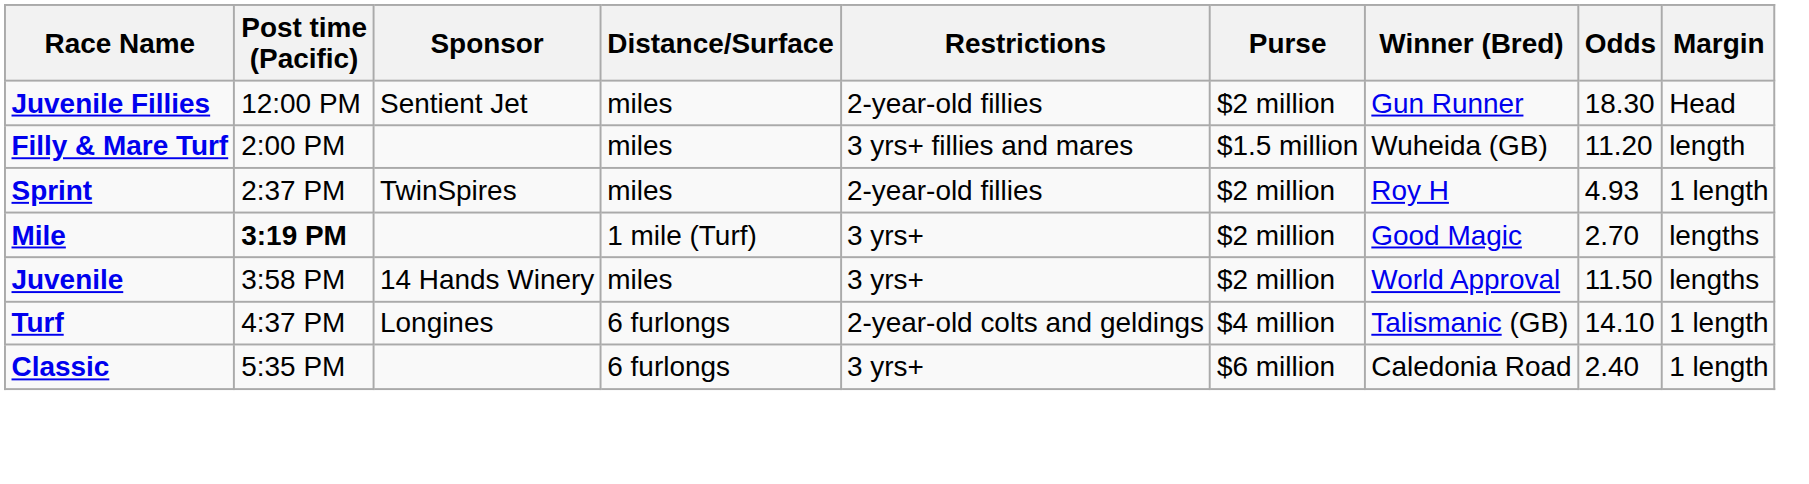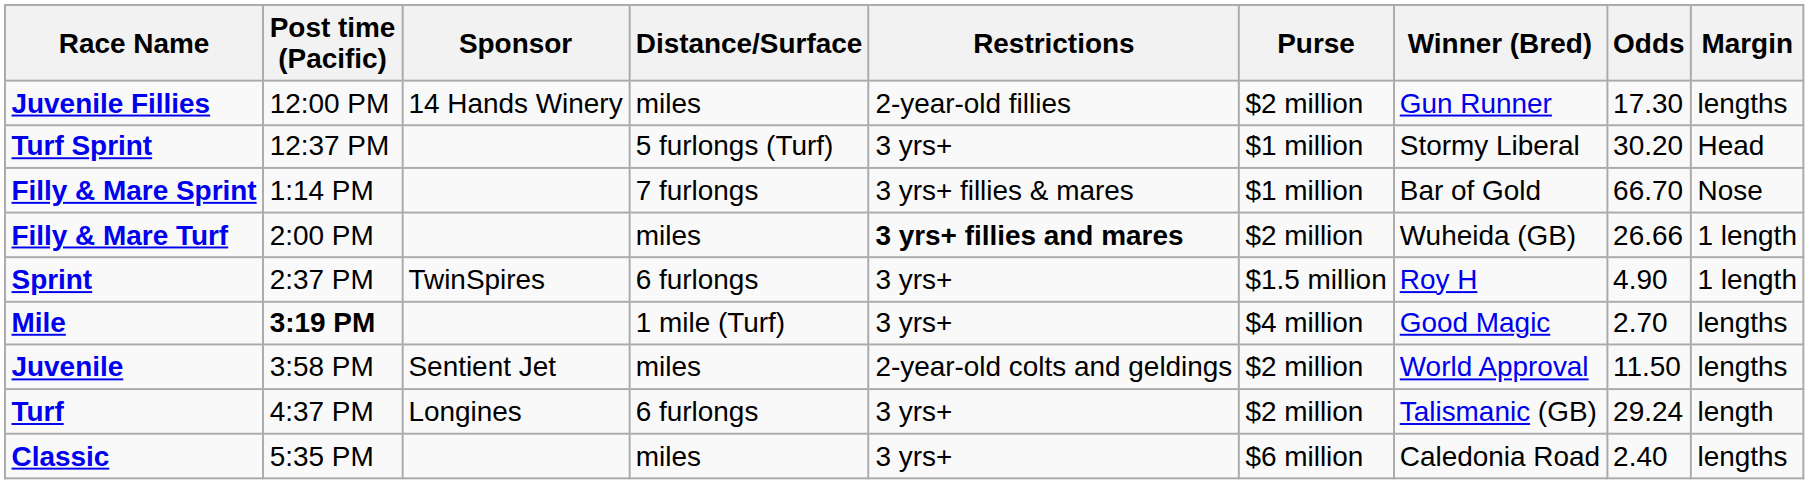(454, 103) Sentient Jet -> (516, 103) 14 Hands Winery
(1620, 103) 18.30 -> (1648, 103) 17.30
(1703, 103) Head -> (1743, 103) lengths
+ row: (82, 147)
+ row: (134, 191)
(990, 147) normal -> (1029, 235) bold
(1288, 147) $1.5 million -> (1304, 235) $2 million
(1619, 147) 11.20 -> (1648, 235) 26.66
(1707, 147) length -> (1747, 235) 1 length
(640, 191) miles -> (697, 279) 6 furlongs
(945, 191) 2-year-old fillies -> (914, 279) 3 yrs+
(1276, 191) $2 million -> (1316, 279) $1.5 million
(1612, 191) 4.93 -> (1640, 279) 4.90
(1276, 235) $2 million -> (1304, 323) $4 million
(487, 279) 14 Hands Winery -> (482, 367) Sentient Jet
(885, 279) 3 yrs+ -> (1054, 367) 2-year-old colts and geldings
(1025, 323) 2-year-old colts and geldings -> (914, 412) 3 yrs+
(1276, 323) $4 million -> (1304, 412) $2 million
(1620, 323) 14.10 -> (1648, 412) 29.24
(1719, 323) 1 length -> (1736, 412) length
(669, 367) 6 furlongs -> (668, 456) miles
(1719, 367) 1 length -> (1743, 456) lengths
